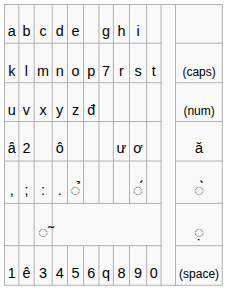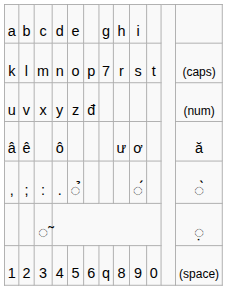(26, 149) 2 -> (26, 149) ê
(26, 273) ê -> (26, 273) 2
